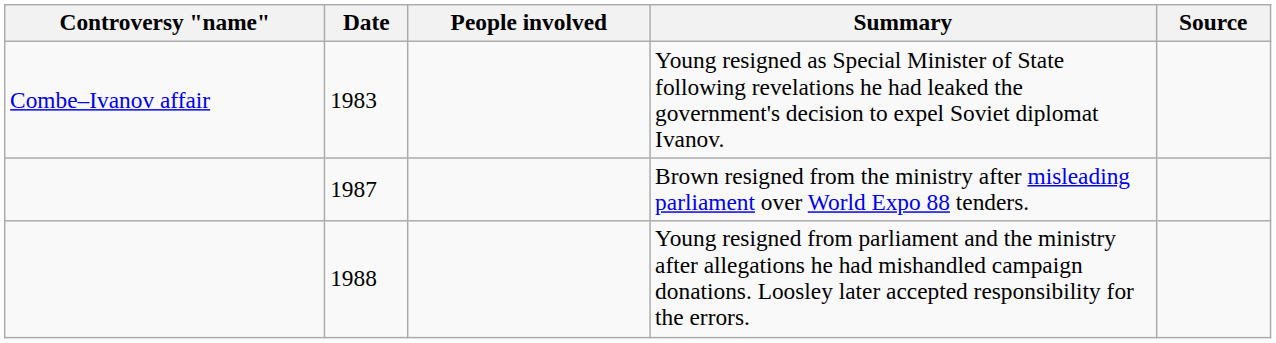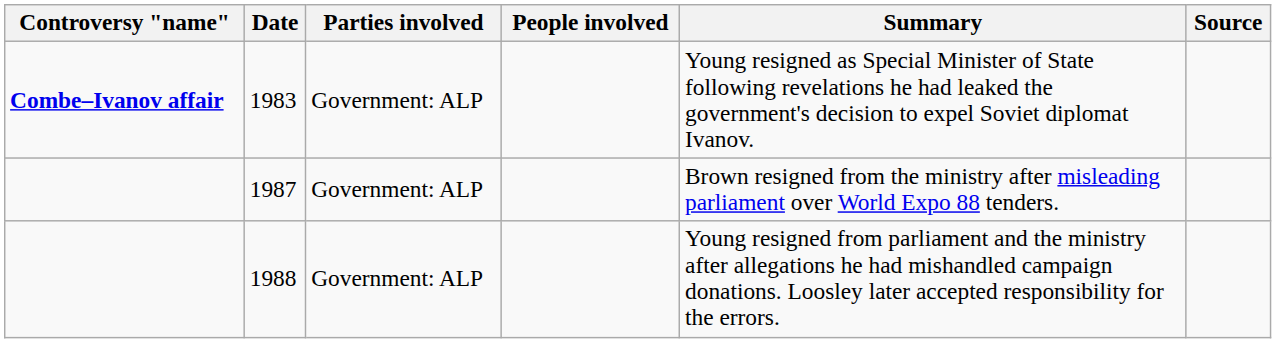+ column: (403, 23)
(110, 99) normal -> (117, 99) bold
